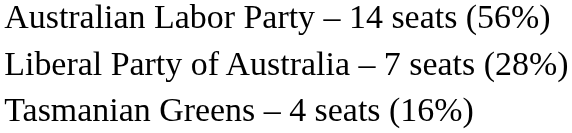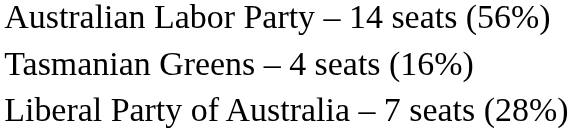rows swapped: (286, 63) <-> (239, 110)
